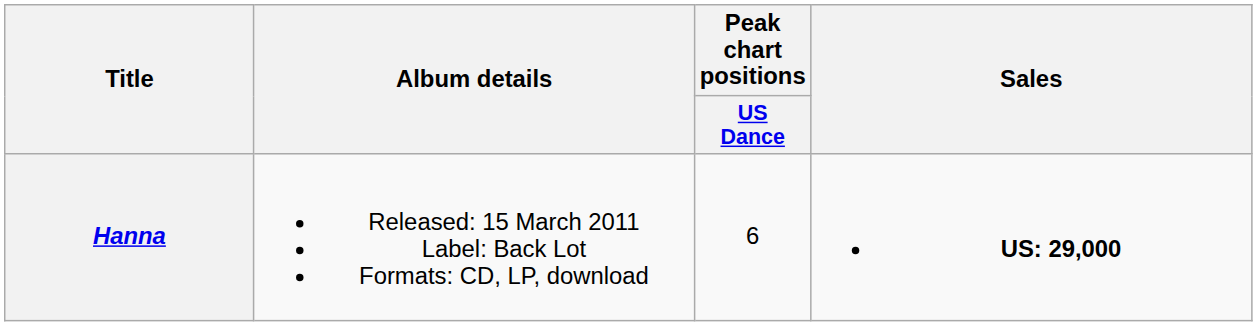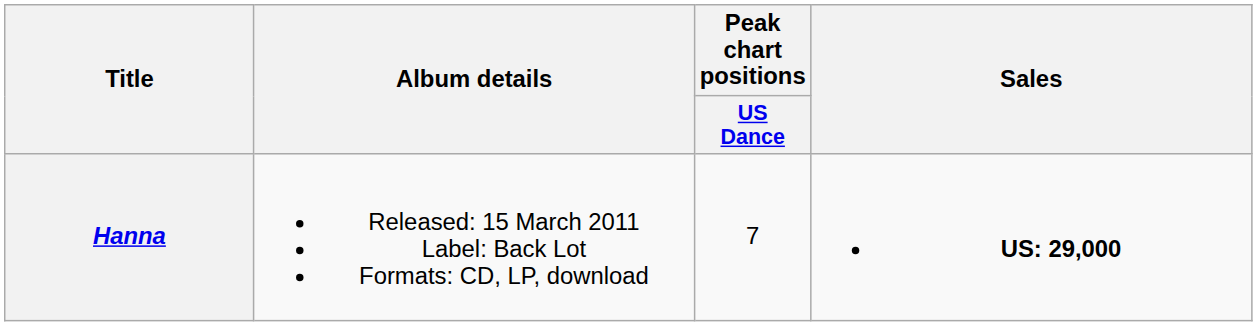(753, 236) 6 -> (753, 236) 7
